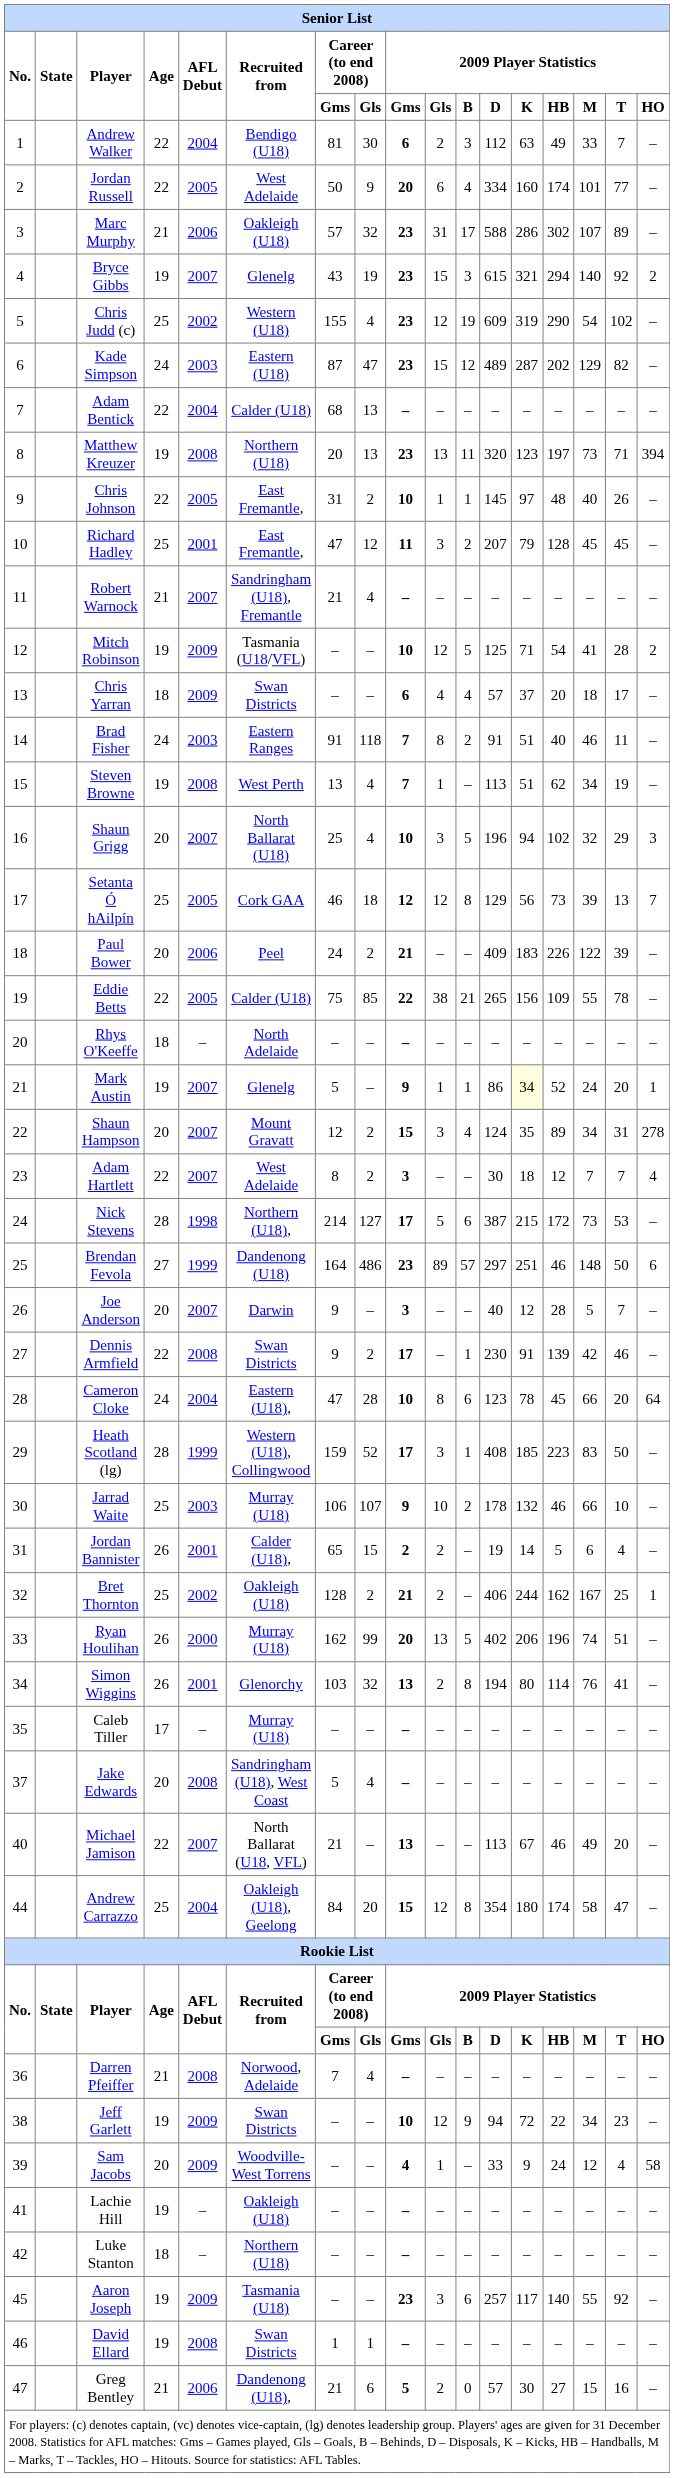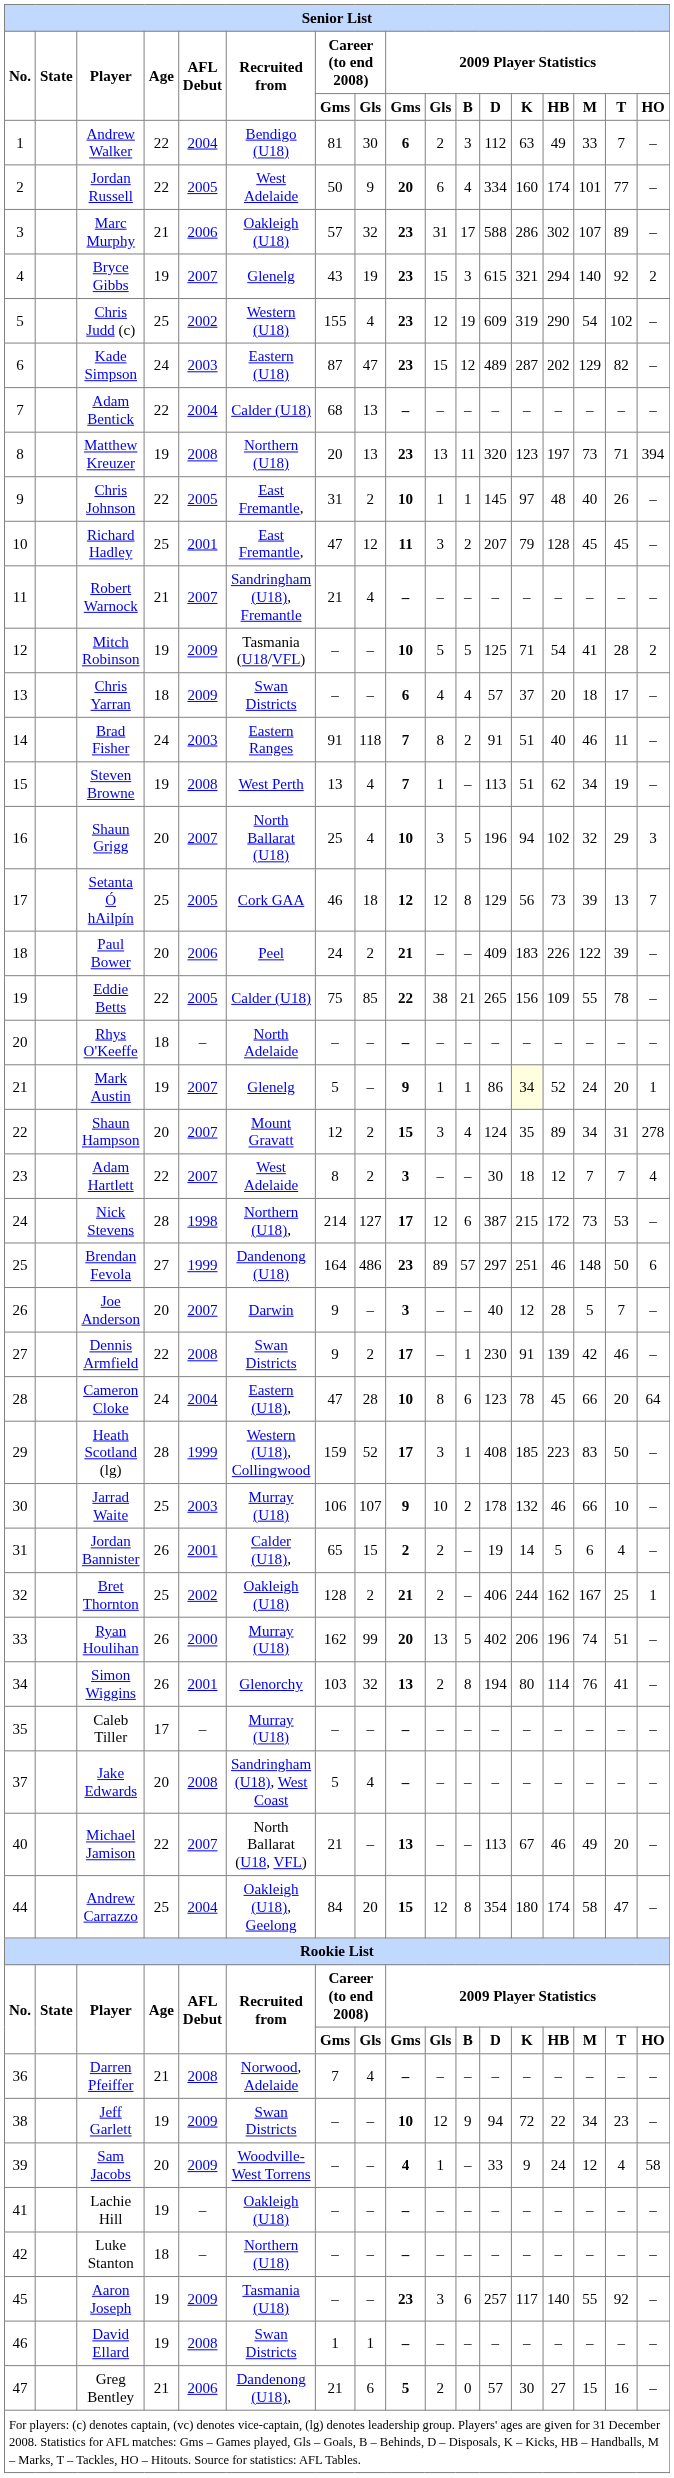(440, 650) 12 -> (440, 650) 5
(440, 1220) 5 -> (440, 1220) 12
